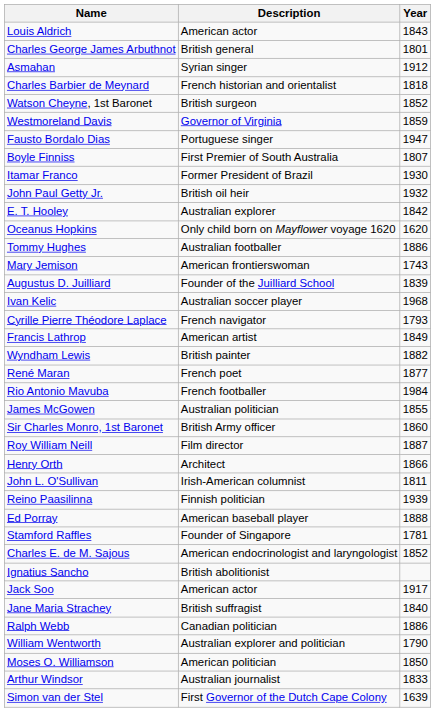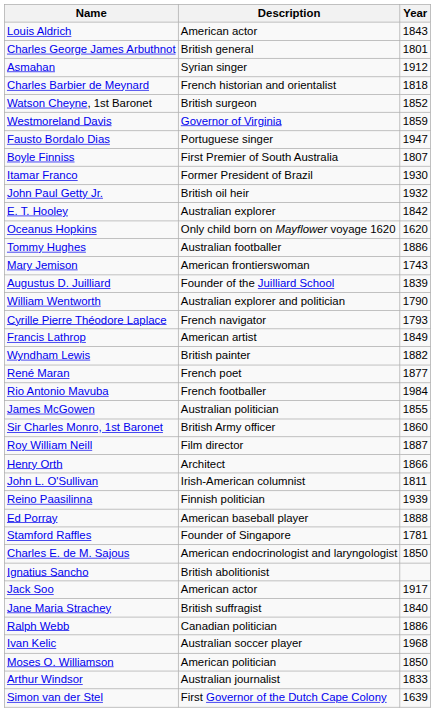rows swapped: (32, 301) <-> (54, 644)
(415, 553) 1852 -> (415, 553) 1850
